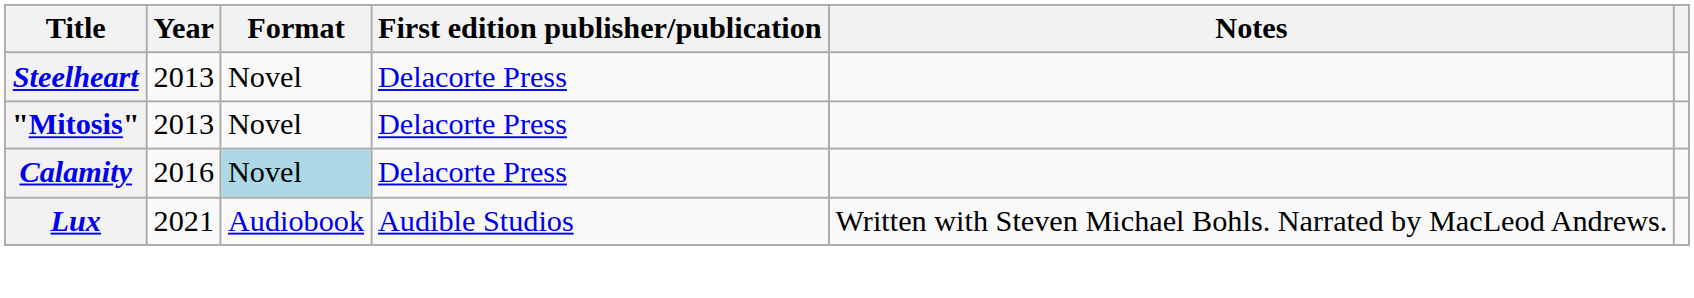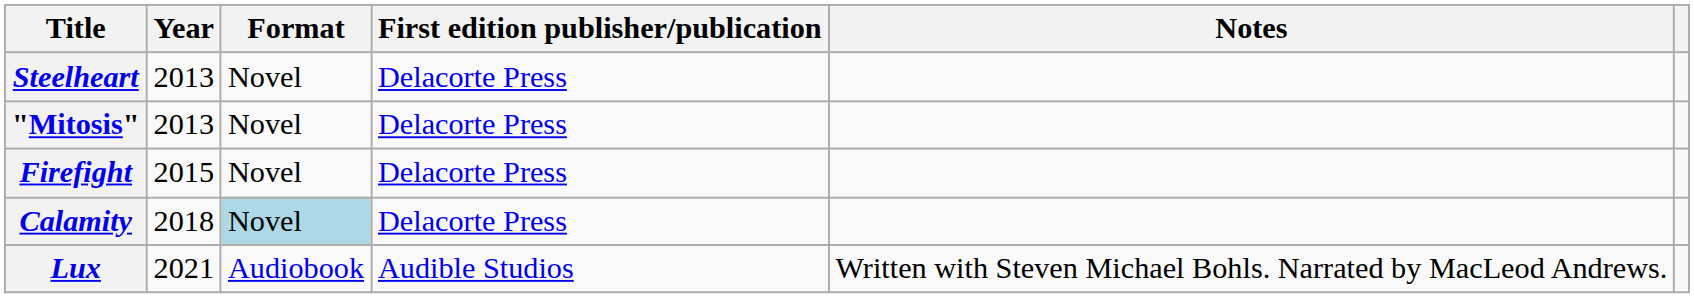+ row: (76, 172)
(184, 172) 2016 -> (184, 220) 2018
